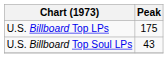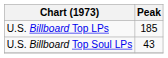(149, 28) 175 -> (149, 28) 185
